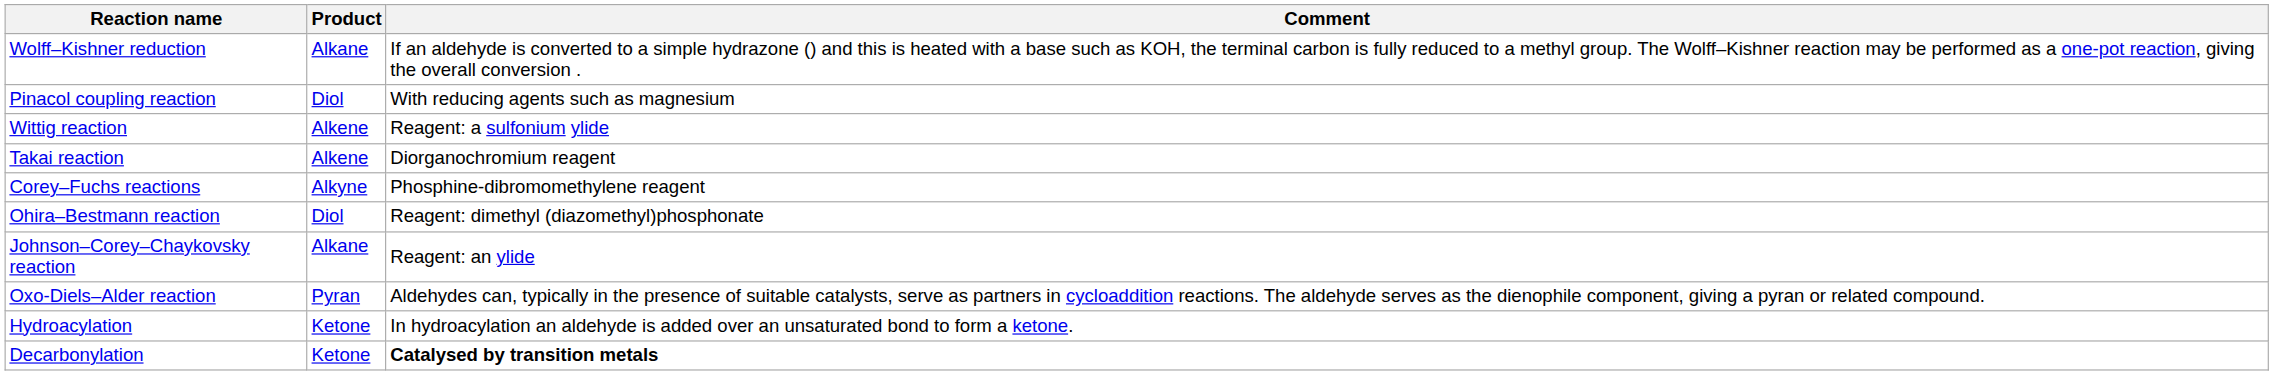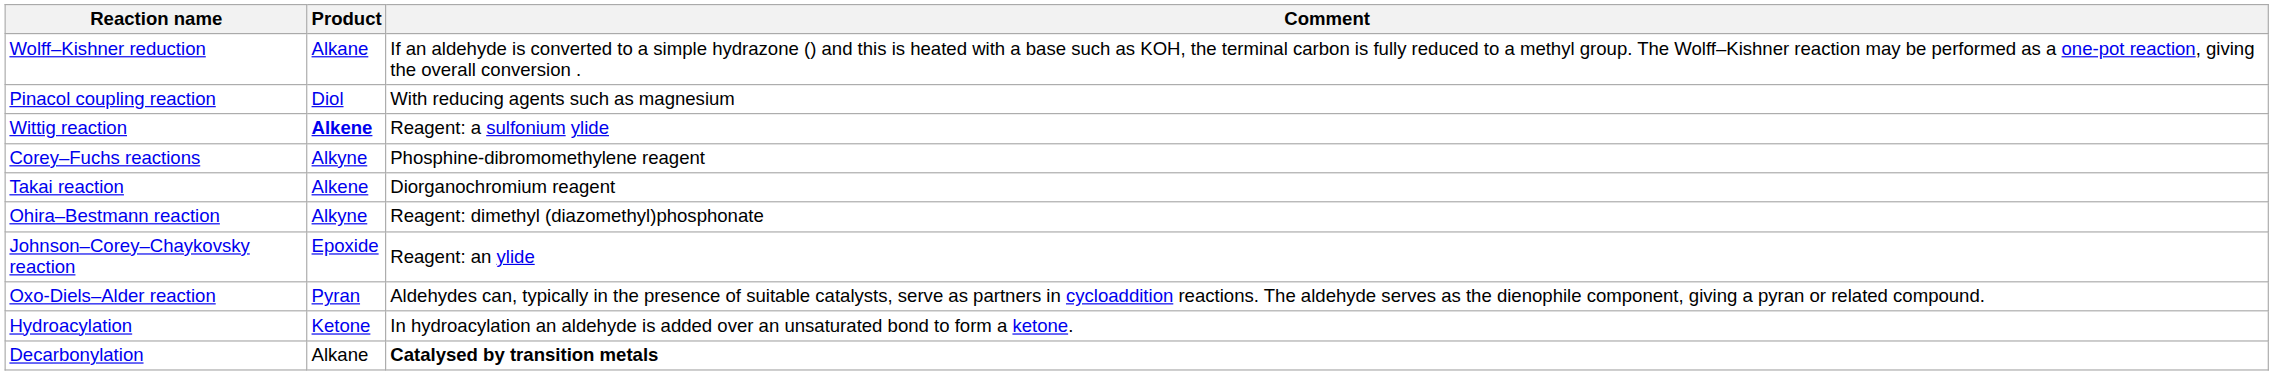(340, 128) normal -> (342, 128) bold
rows swapped: (67, 157) <-> (105, 187)
(328, 216) Diol -> (339, 216) Alkyne
(340, 246) Alkane -> (345, 246) Epoxide
(341, 355) Ketone -> (340, 355) Alkane
